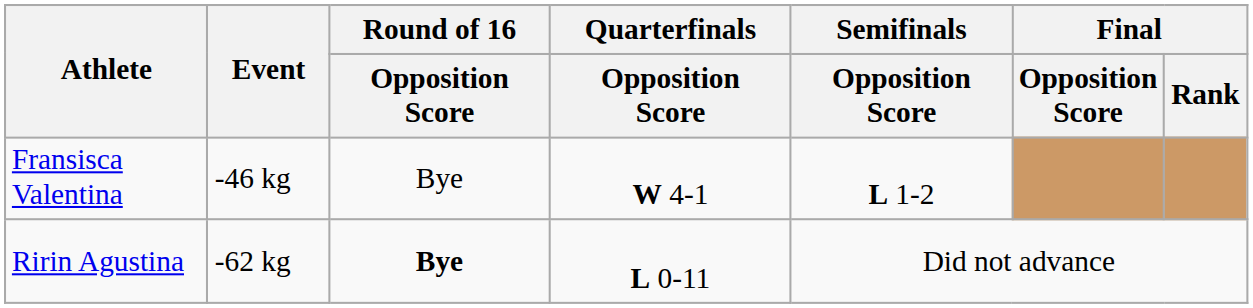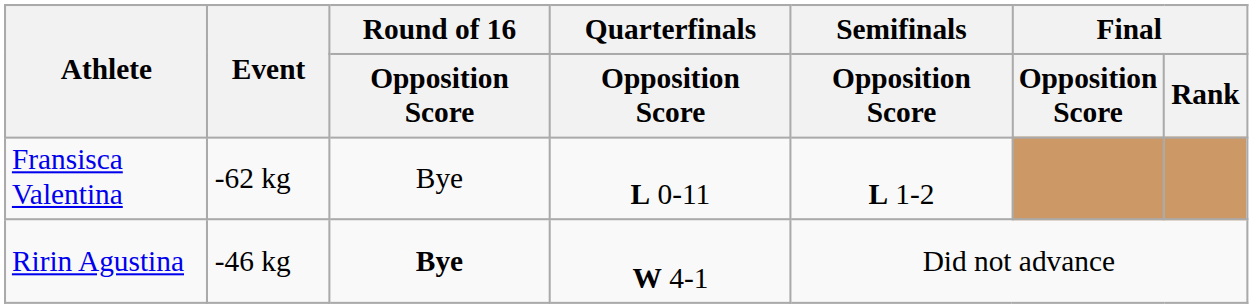(253, 178) -46 kg -> (253, 178) -62 kg
(670, 195) W 4-1 -> (670, 195) L 0-11
(253, 261) -62 kg -> (253, 261) -46 kg
(670, 278) L 0-11 -> (670, 278) W 4-1
